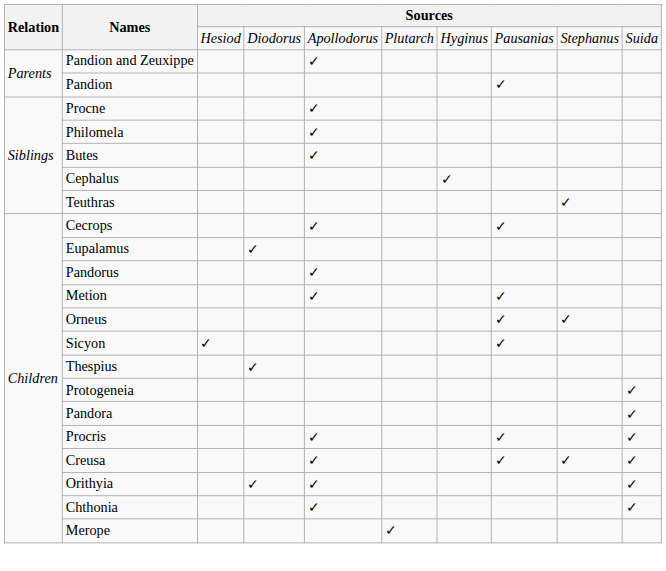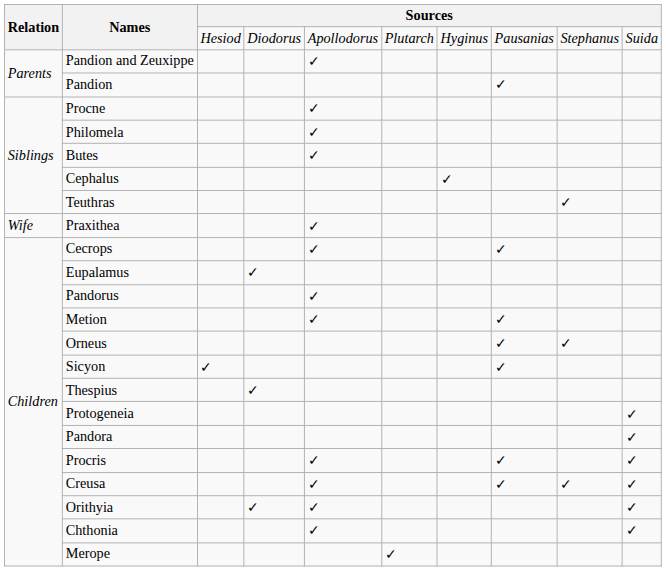+ row: (93, 225)
